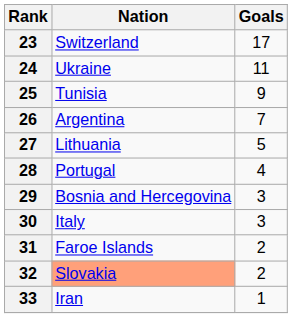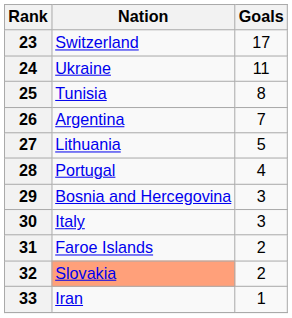(261, 94) 9 -> (261, 94) 8
